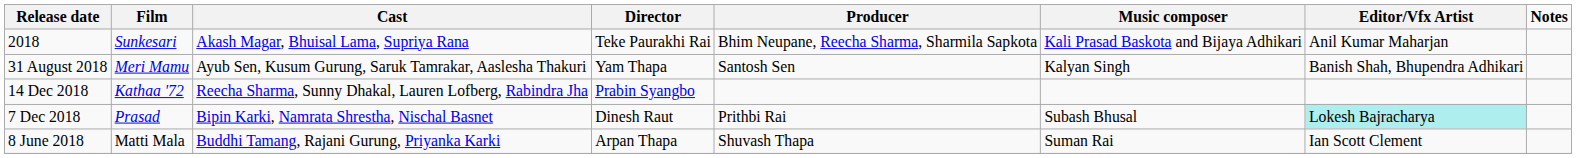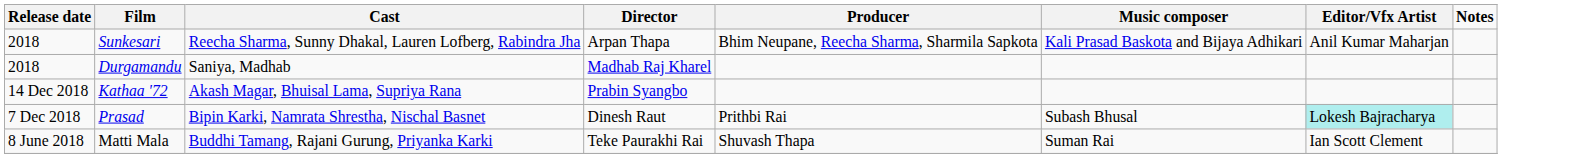(333, 41) Akash Magar, Bhuisal Lama, Supriya Rana -> (385, 41) Reecha Sharma, Sunny Dhakal, Lauren Lofberg, Rabindra Jha
(653, 41) Teke Paurakhi Rai -> (629, 41) Arpan Thapa
+ row: (140, 66)
- row: (152, 66)
(392, 91) Reecha Sharma, Sunny Dhakal, Lauren Lofberg, Rabindra Jha -> (325, 91) Akash Magar, Bhuisal Lama, Supriya Rana
(636, 141) Arpan Thapa -> (645, 141) Teke Paurakhi Rai
